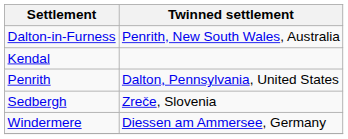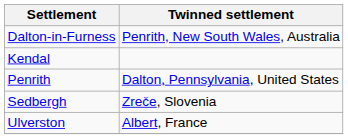+ row: (36, 123)
- row: (45, 123)
